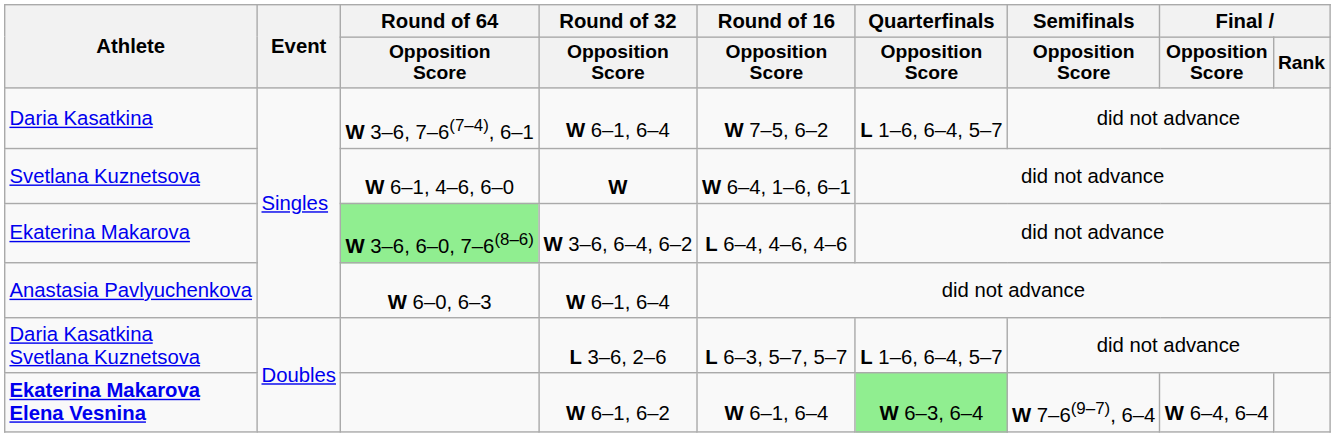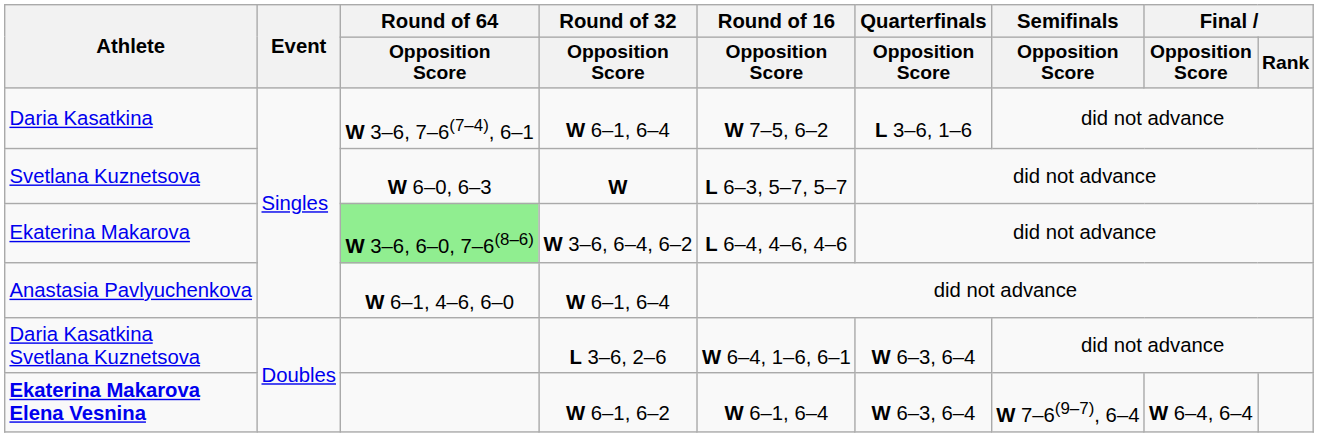(931, 130) L 1–6, 6–4, 5–7 -> (923, 130) L 3–6, 1–6
(440, 187) W 6–1, 4–6, 6–0 -> (440, 187) W 6–0, 6–3
(776, 187) W 6–4, 1–6, 6–1 -> (776, 187) L 6–3, 5–7, 5–7
(440, 302) W 6–0, 6–3 -> (440, 302) W 6–1, 4–6, 6–0
(776, 356) L 6–3, 5–7, 5–7 -> (776, 356) W 6–4, 1–6, 6–1
(931, 356) L 1–6, 6–4, 5–7 -> (923, 356) W 6–3, 6–4
(931, 414) lightgreen background -> (923, 414) no background
